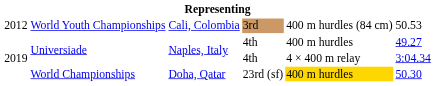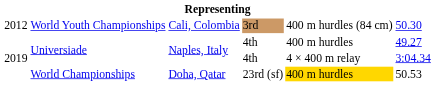(409, 25) 50.53 -> (409, 25) 50.30
(409, 74) 50.30 -> (409, 74) 50.53
